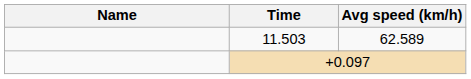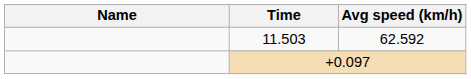(402, 39) 62.589 -> (402, 39) 62.592
